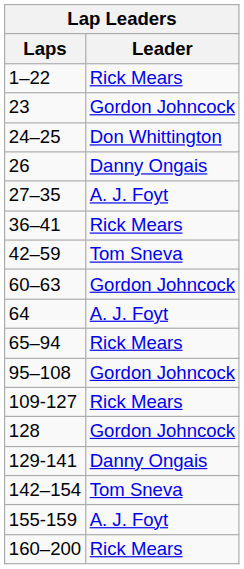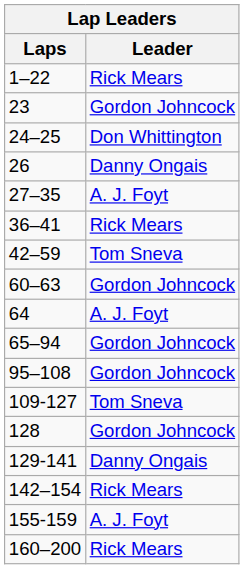(136, 343) Rick Mears -> (162, 343) Gordon Johncock
(136, 401) Rick Mears -> (136, 401) Tom Sneva
(136, 490) Tom Sneva -> (136, 490) Rick Mears
